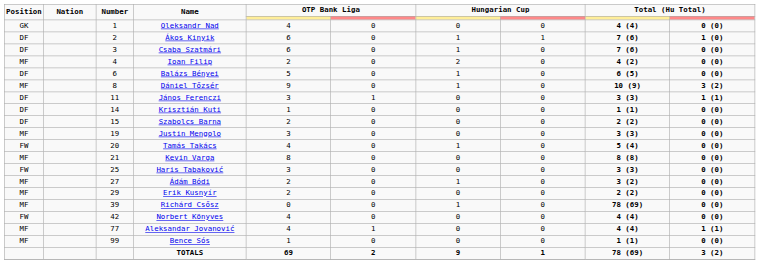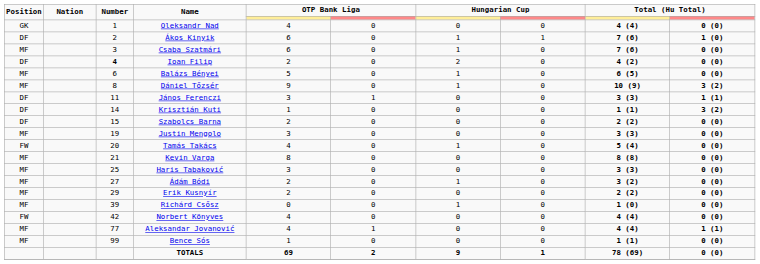(24, 50) DF -> (24, 50) MF
(24, 62) MF -> (24, 62) DF
(115, 62) normal -> (115, 62) bold
(24, 74) DF -> (24, 74) MF
(712, 110) 0 (0) -> (712, 110) 3 (2)
(24, 170) FW -> (24, 170) MF
(628, 206) 78 (69) -> (628, 206) 1 (0)
(712, 253) 3 (2) -> (712, 253) 0 (0)
